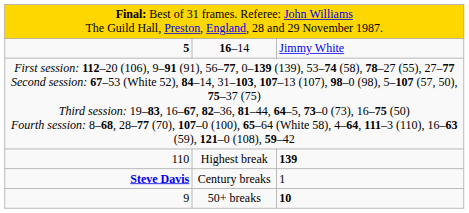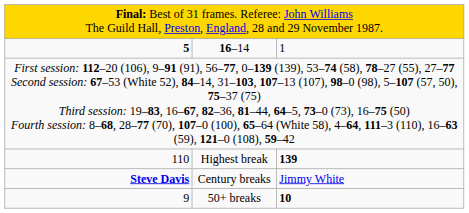(312, 48) Jimmy White -> (282, 48) 1
(282, 179) 1 -> (312, 179) Jimmy White
